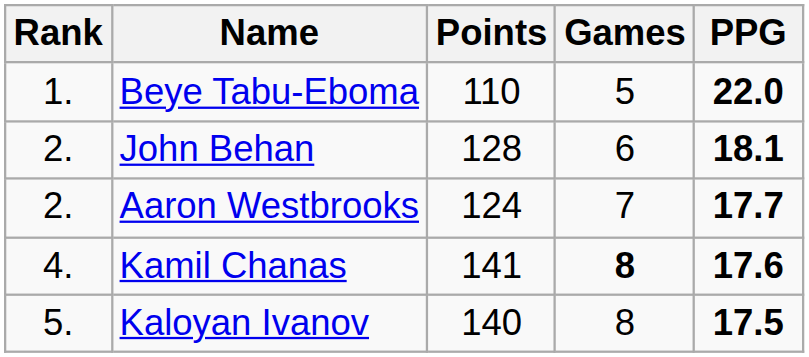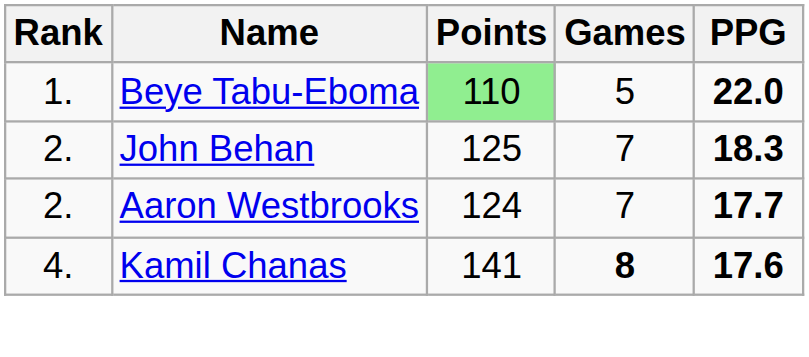(492, 91) no background -> (492, 91) lightgreen background
(492, 149) 128 -> (492, 149) 125
(625, 149) 6 -> (625, 149) 7
(748, 149) 18.1 -> (748, 149) 18.3
- row: (244, 322)
